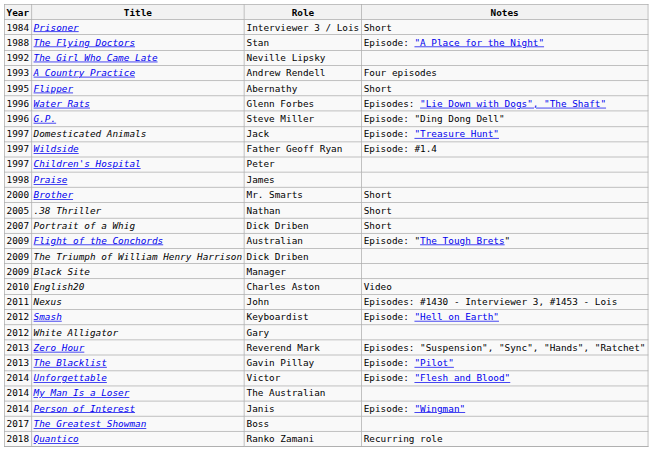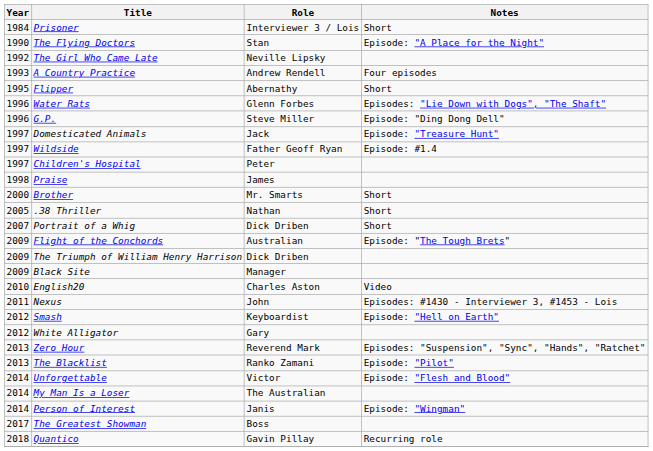(18, 42) 1988 -> (18, 42) 1990
(280, 363) Gavin Pillay -> (280, 363) Ranko Zamani
(280, 439) Ranko Zamani -> (280, 439) Gavin Pillay
